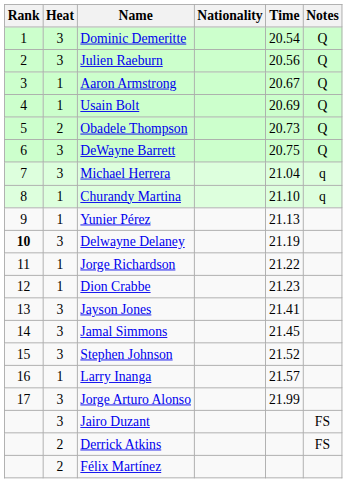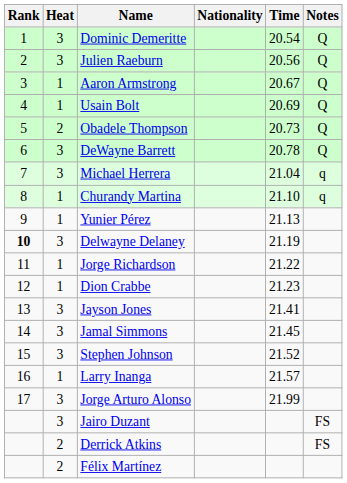(284, 151) 20.75 -> (284, 151) 20.78
